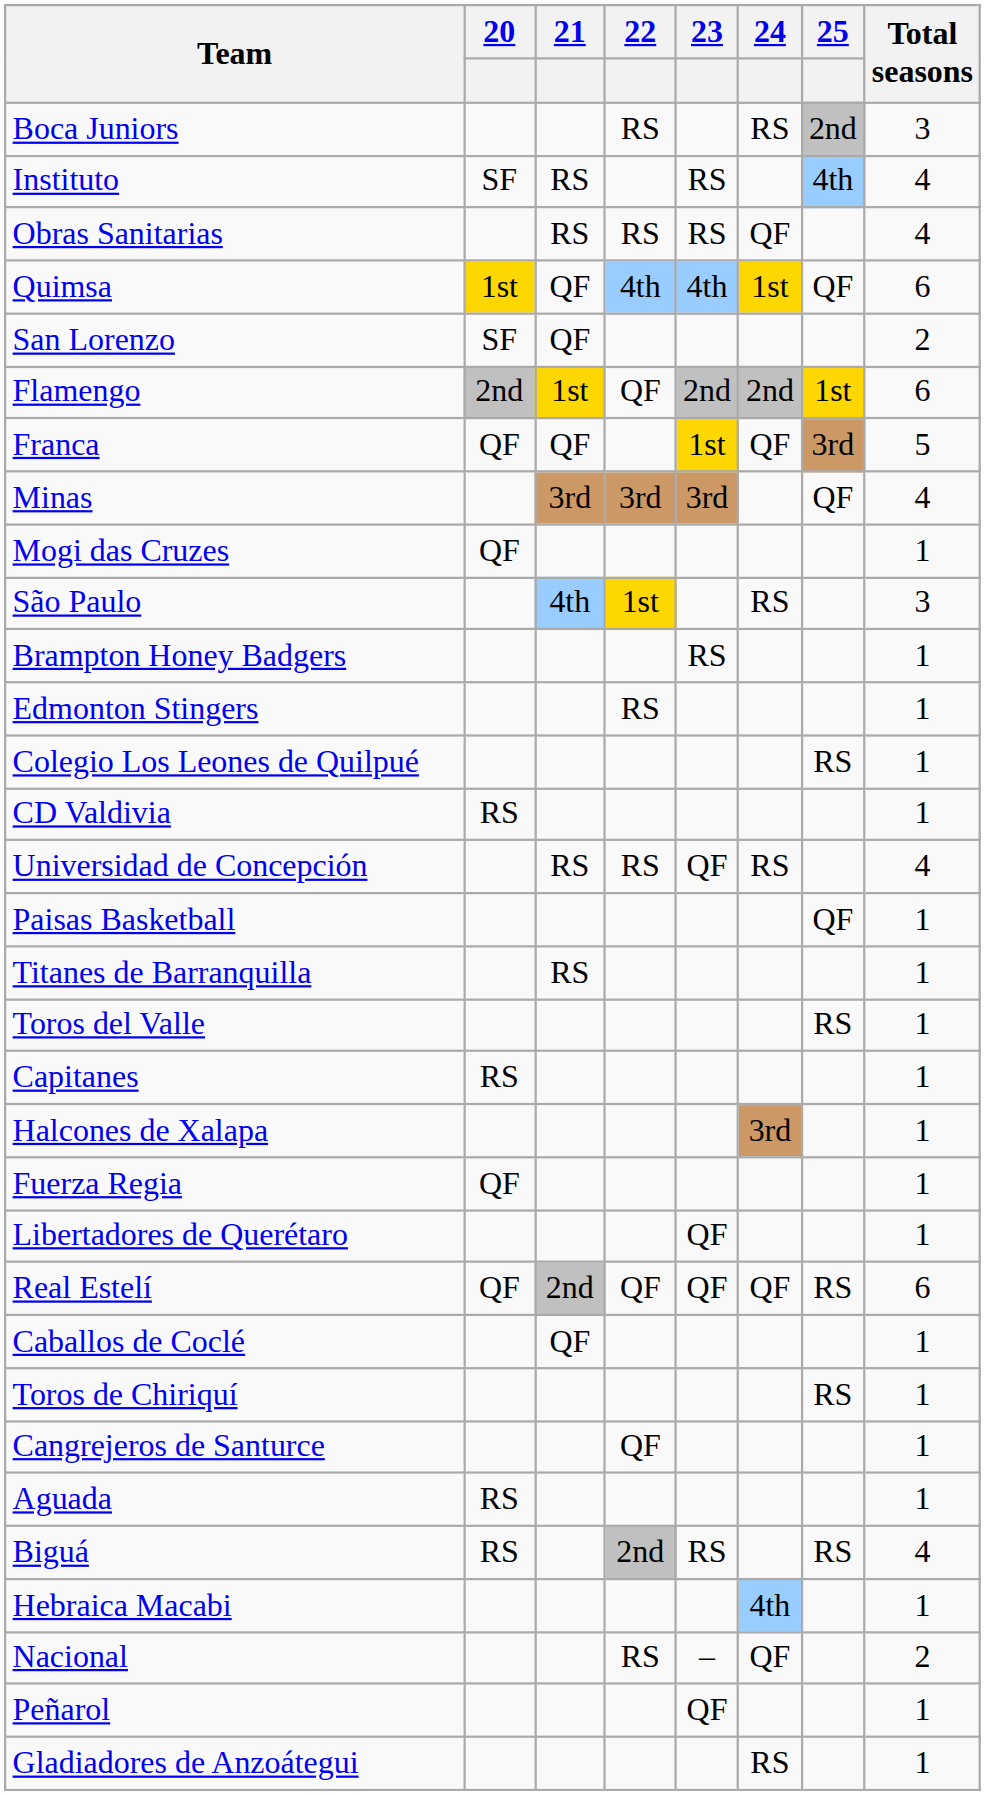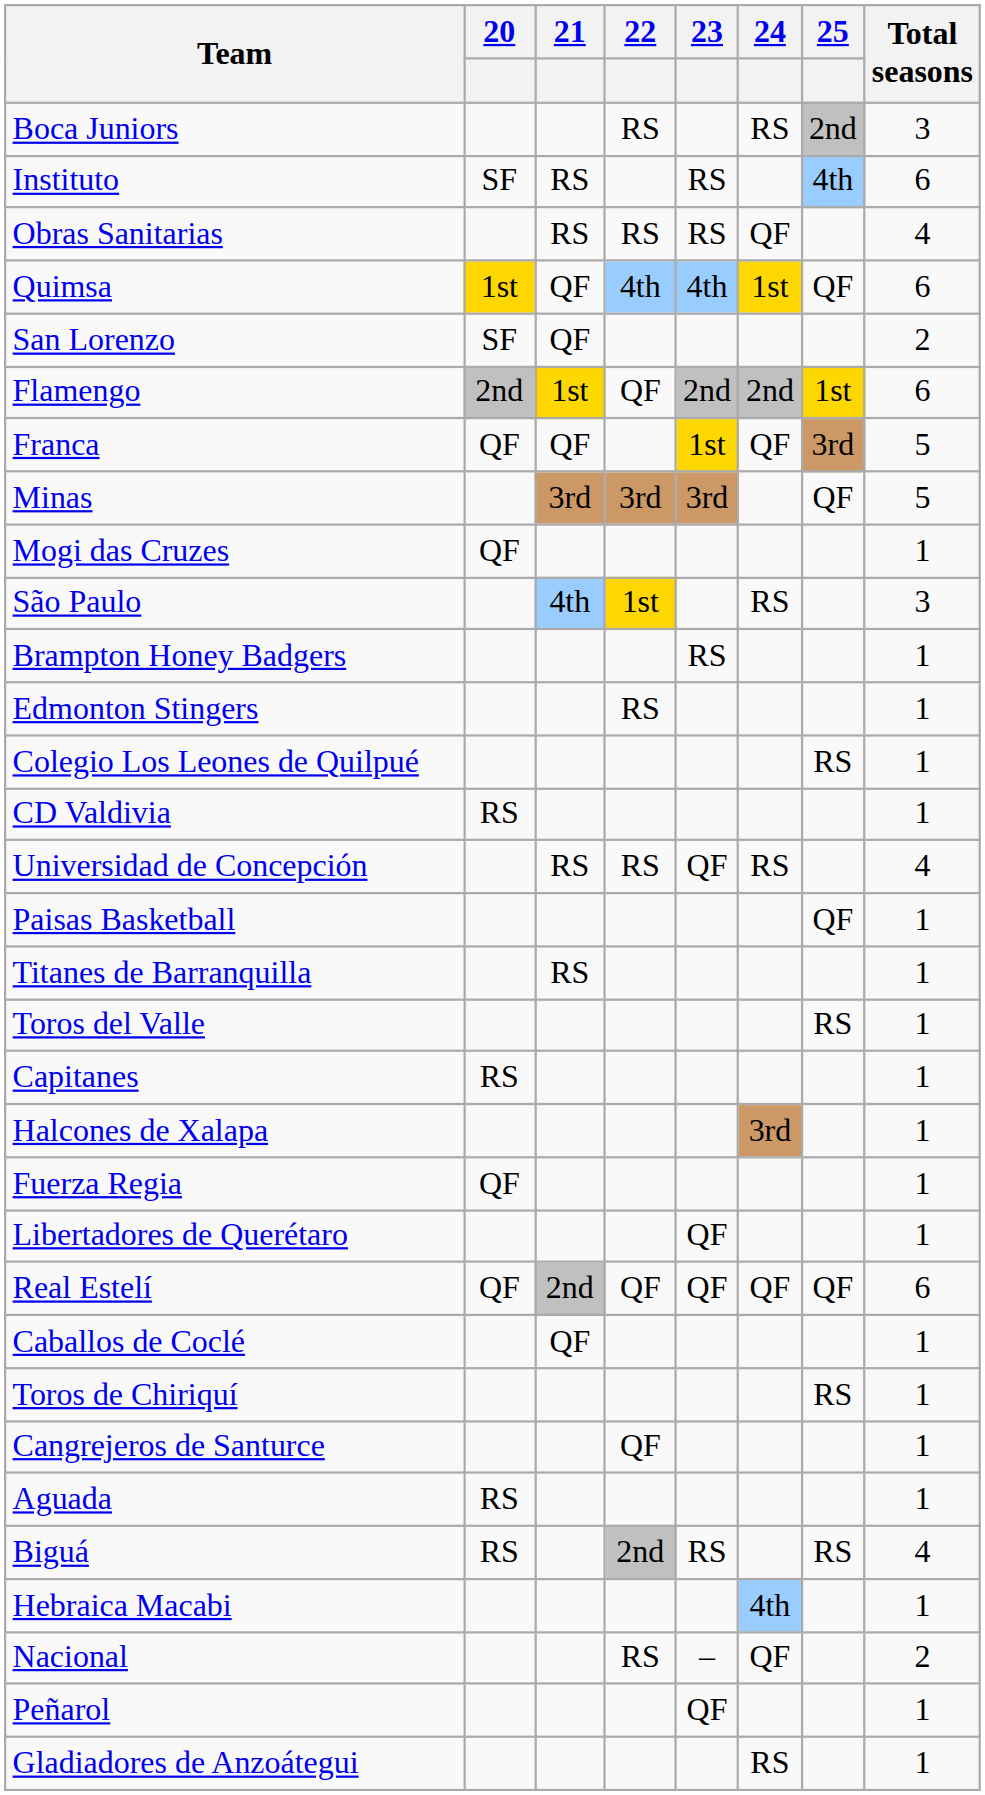(922, 181) 4 -> (922, 181) 6
(922, 497) 4 -> (922, 497) 5
(833, 1288) RS -> (833, 1288) QF
